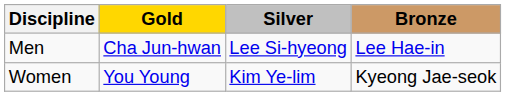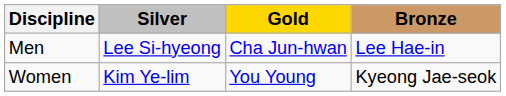columns swapped: (162, 18) <-> (288, 18)
